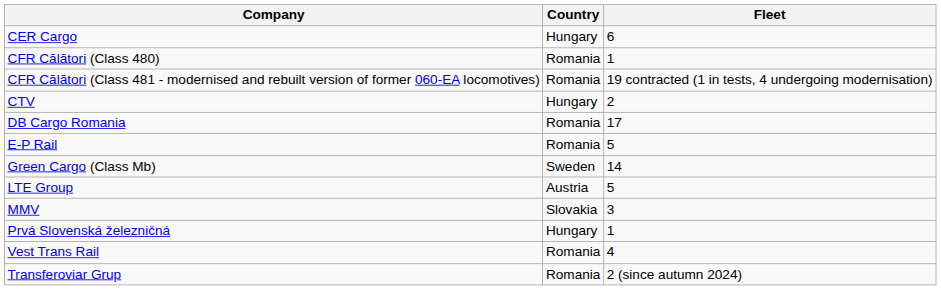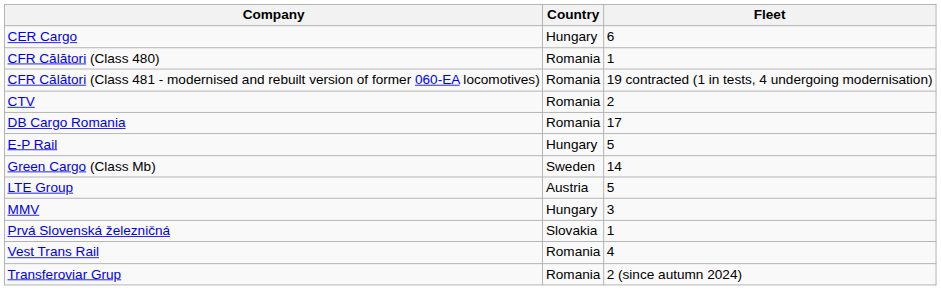(572, 101) Hungary -> (573, 101) Romania
(573, 144) Romania -> (572, 144) Hungary
(572, 209) Slovakia -> (572, 209) Hungary
(572, 230) Hungary -> (572, 230) Slovakia
